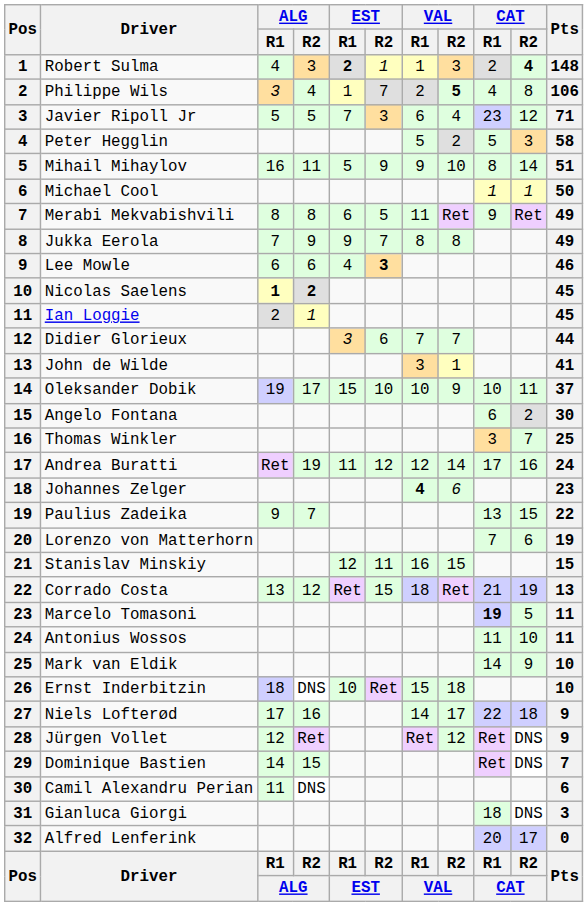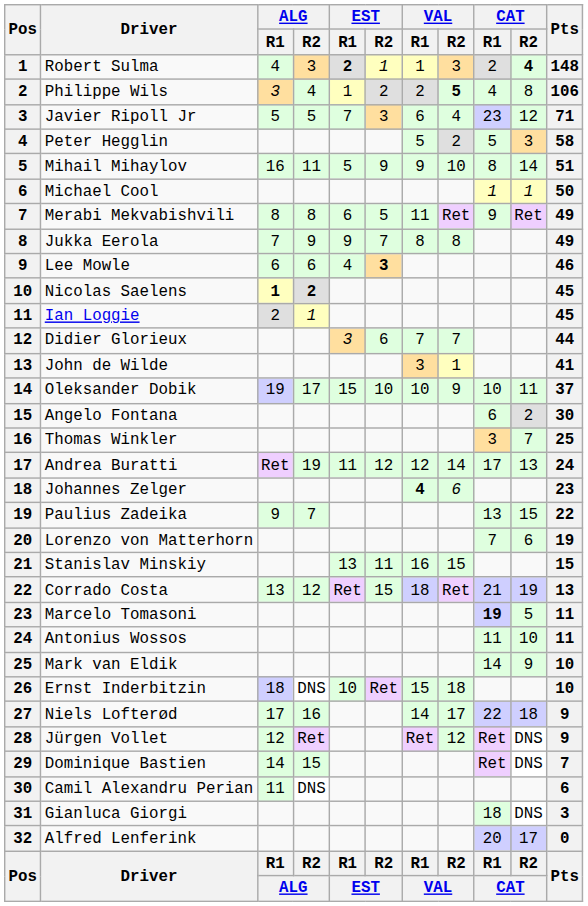(384, 92) 7 -> (384, 92) 2
(528, 465) 16 -> (528, 465) 13
(348, 565) 12 -> (348, 565) 13
